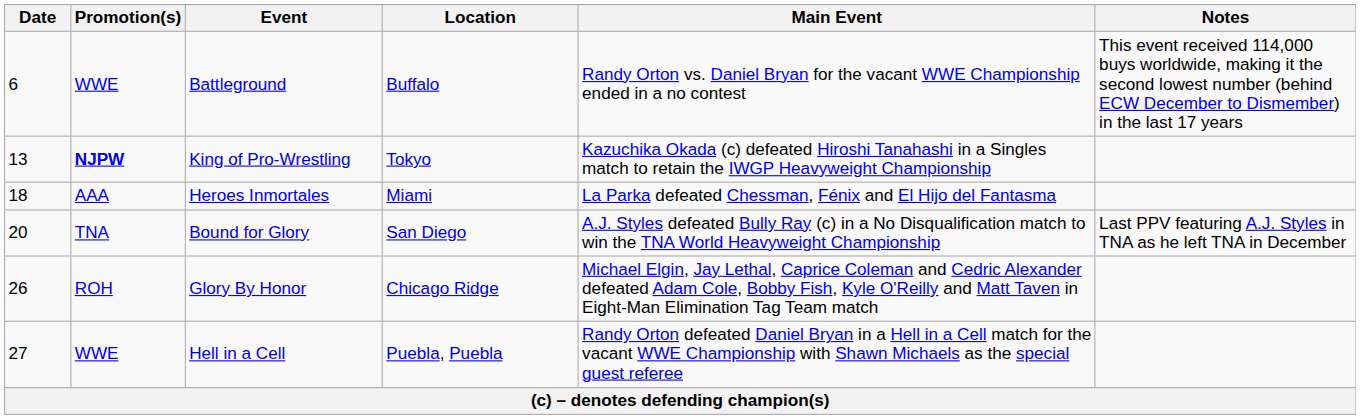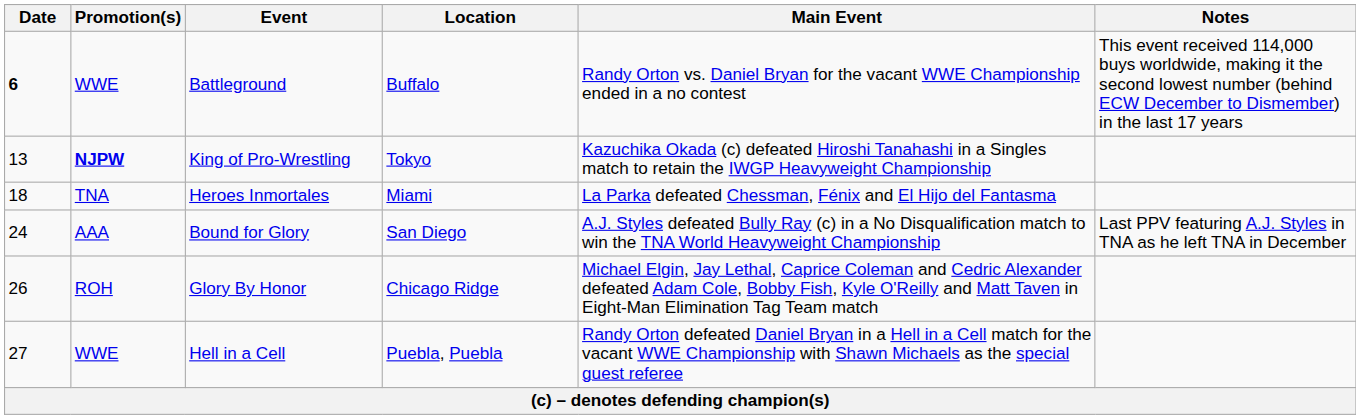(13, 83) normal -> (13, 83) bold
(92, 195) AAA -> (92, 195) TNA
(18, 232) 20 -> (18, 232) 24
(92, 232) TNA -> (92, 232) AAA
